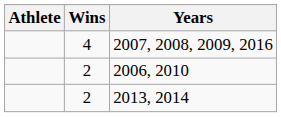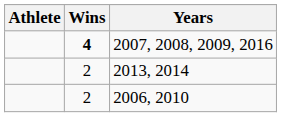(87, 44) normal -> (87, 44) bold
rows swapped: (151, 71) <-> (151, 97)
